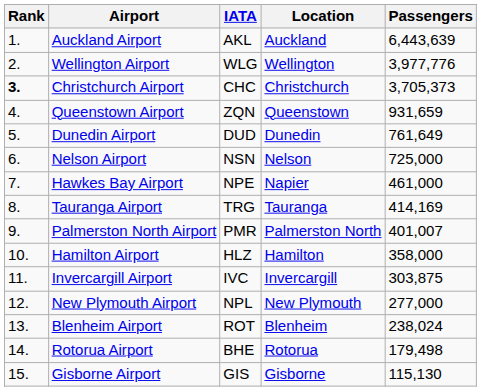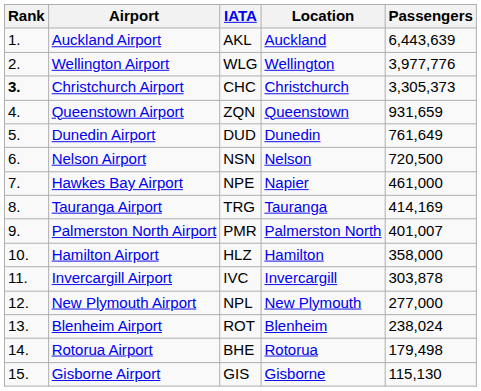(422, 87) 3,705,373 -> (422, 87) 3,305,373
(416, 159) 725,000 -> (416, 159) 720,500
(416, 278) 303,875 -> (416, 278) 303,878
